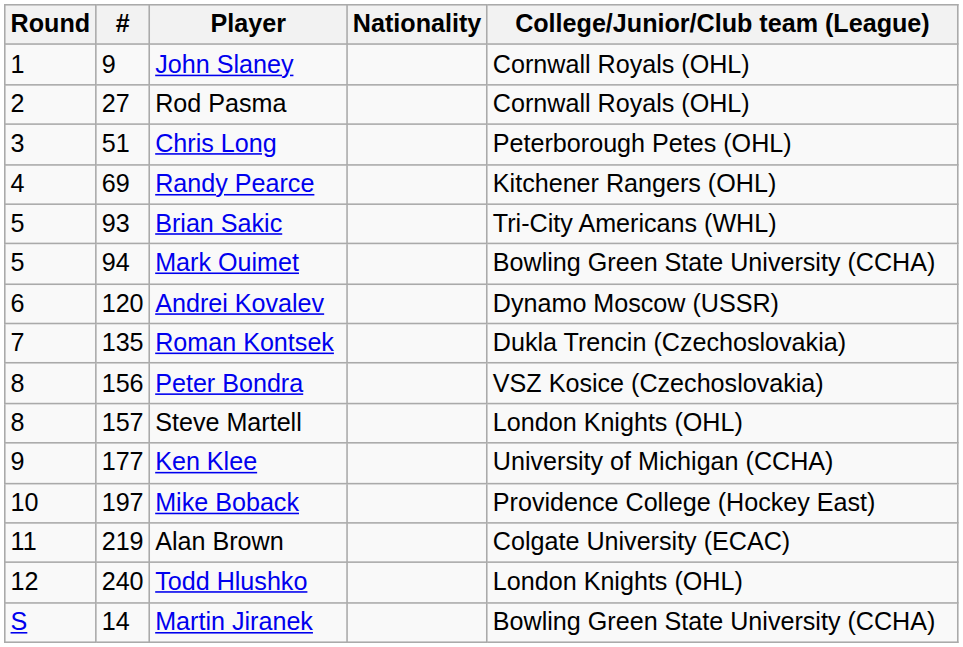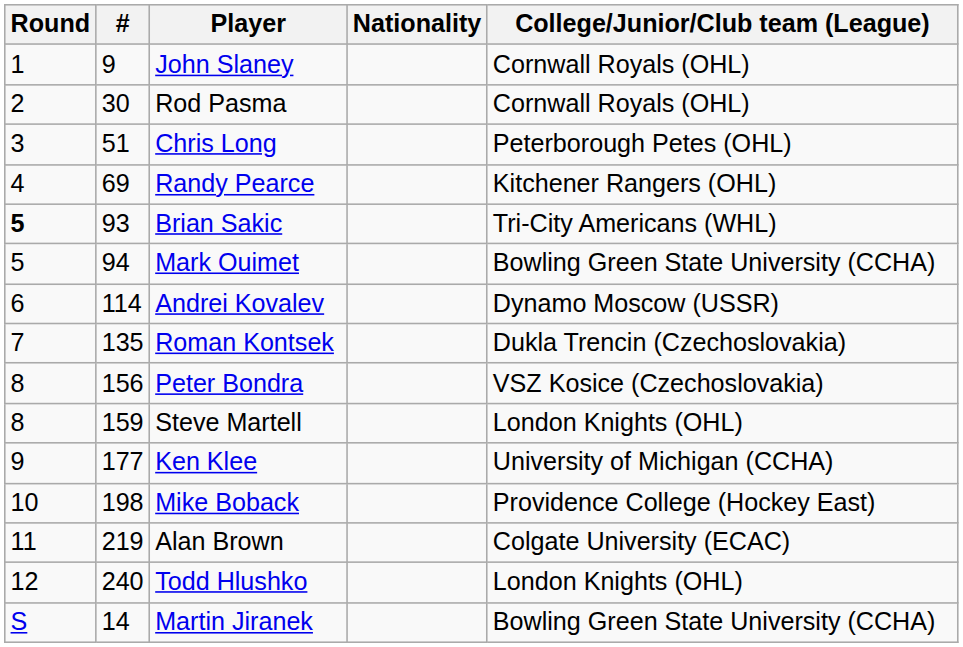(116, 104) 27 -> (116, 104) 30
(18, 223) normal -> (18, 223) bold
(123, 303) 120 -> (122, 303) 114
(123, 422) 157 -> (123, 422) 159
(123, 502) 197 -> (123, 502) 198
